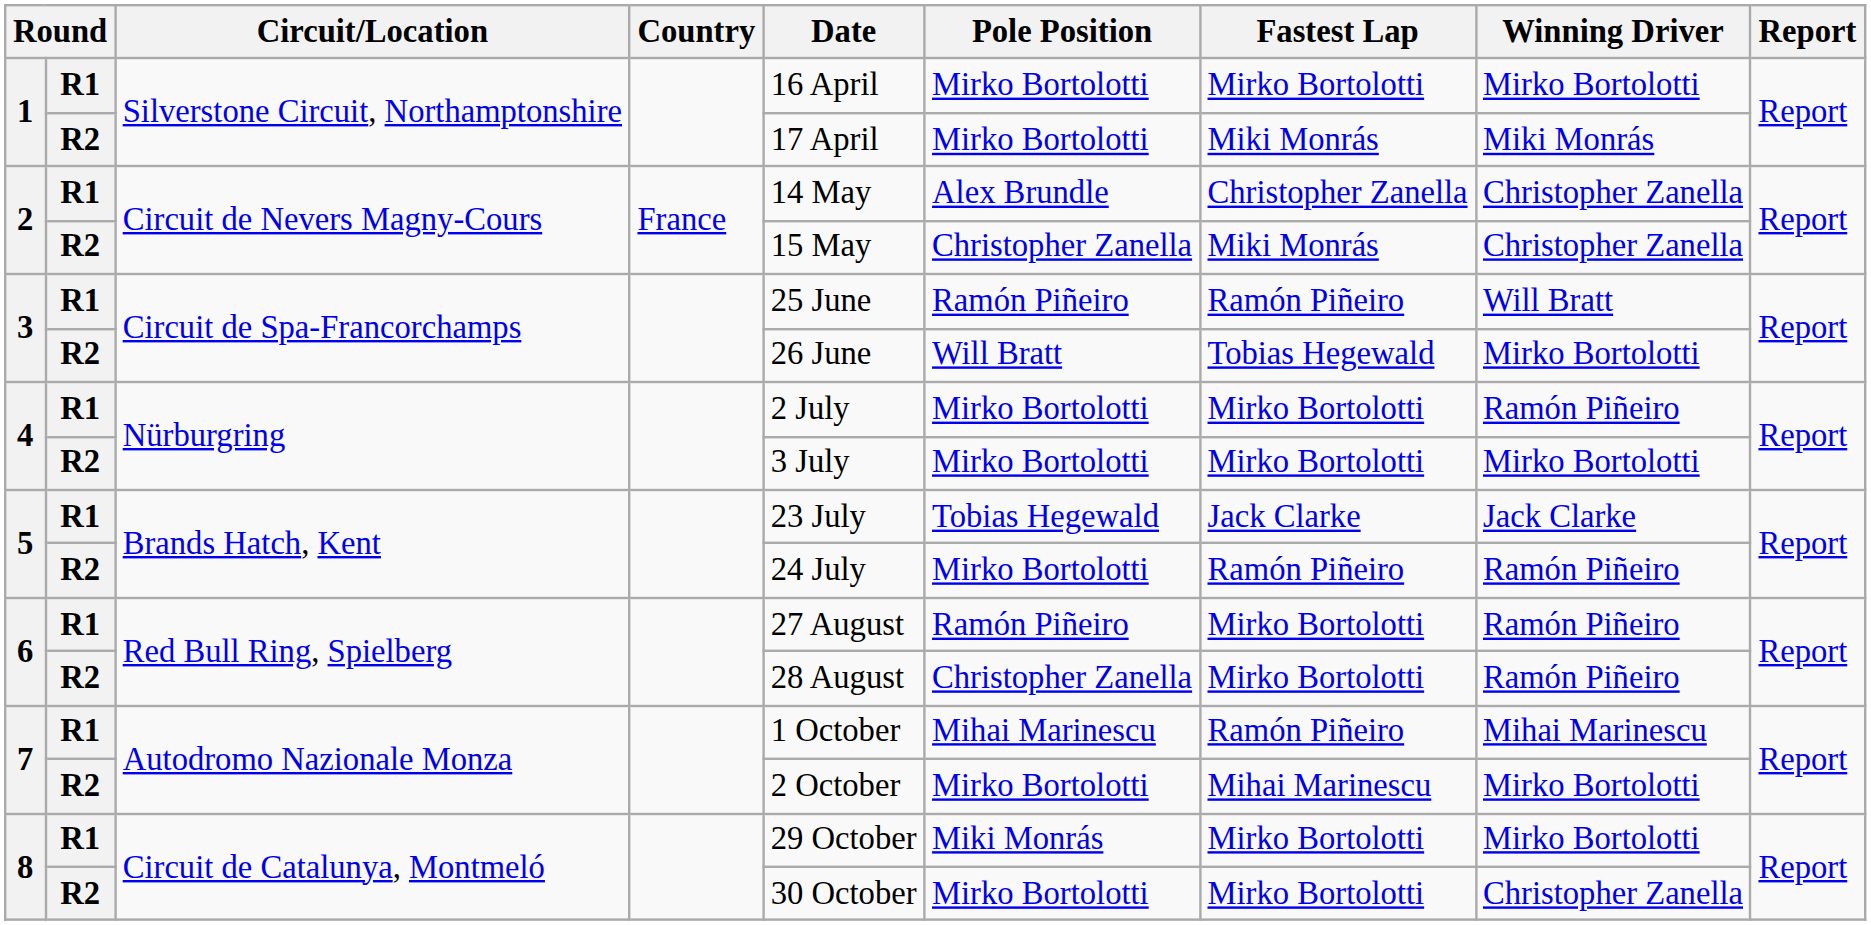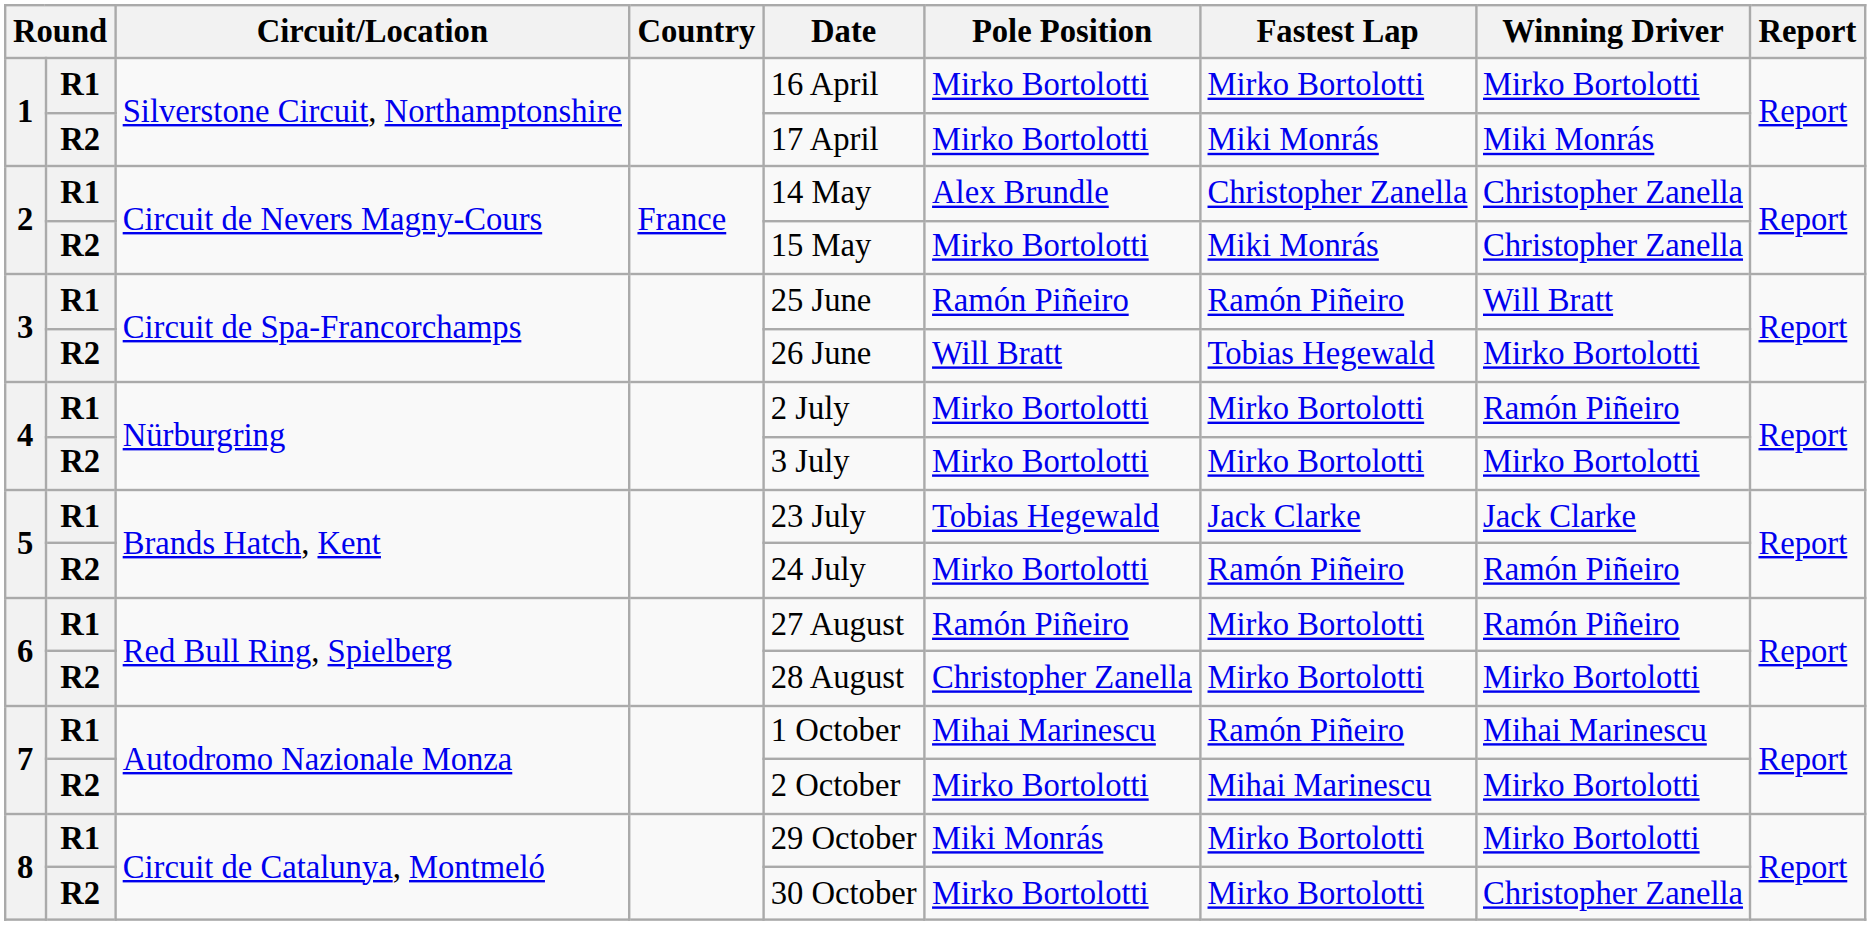(1062, 246) Christopher Zanella -> (1040, 246) Mirko Bortolotti
(1581, 677) Ramón Piñeiro -> (1591, 677) Mirko Bortolotti
